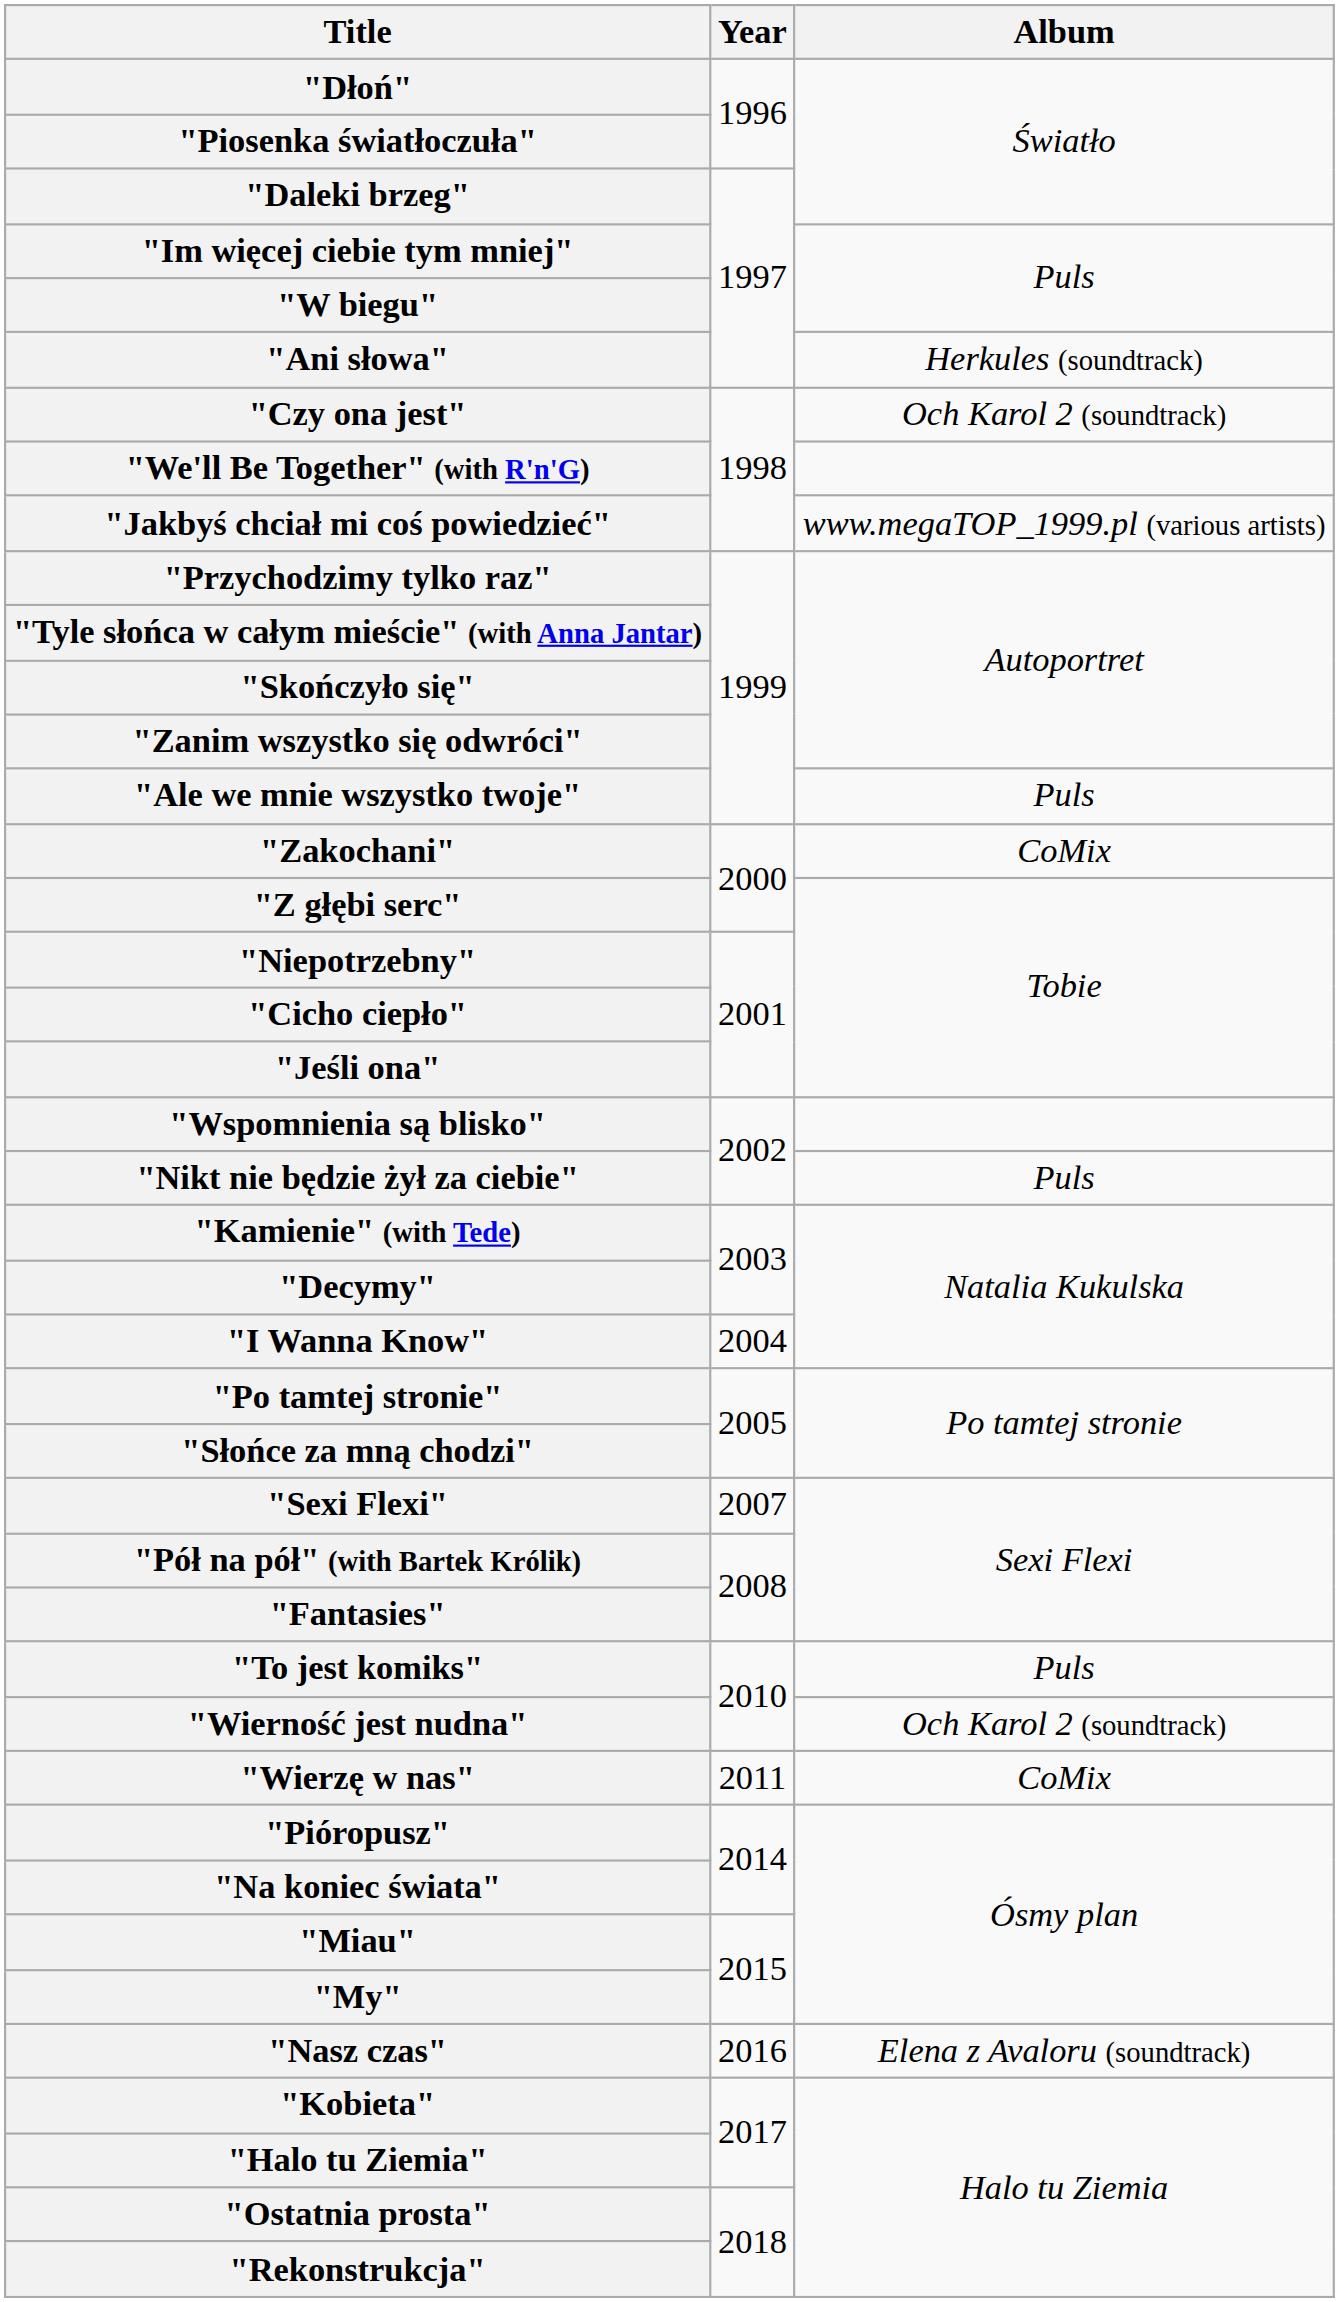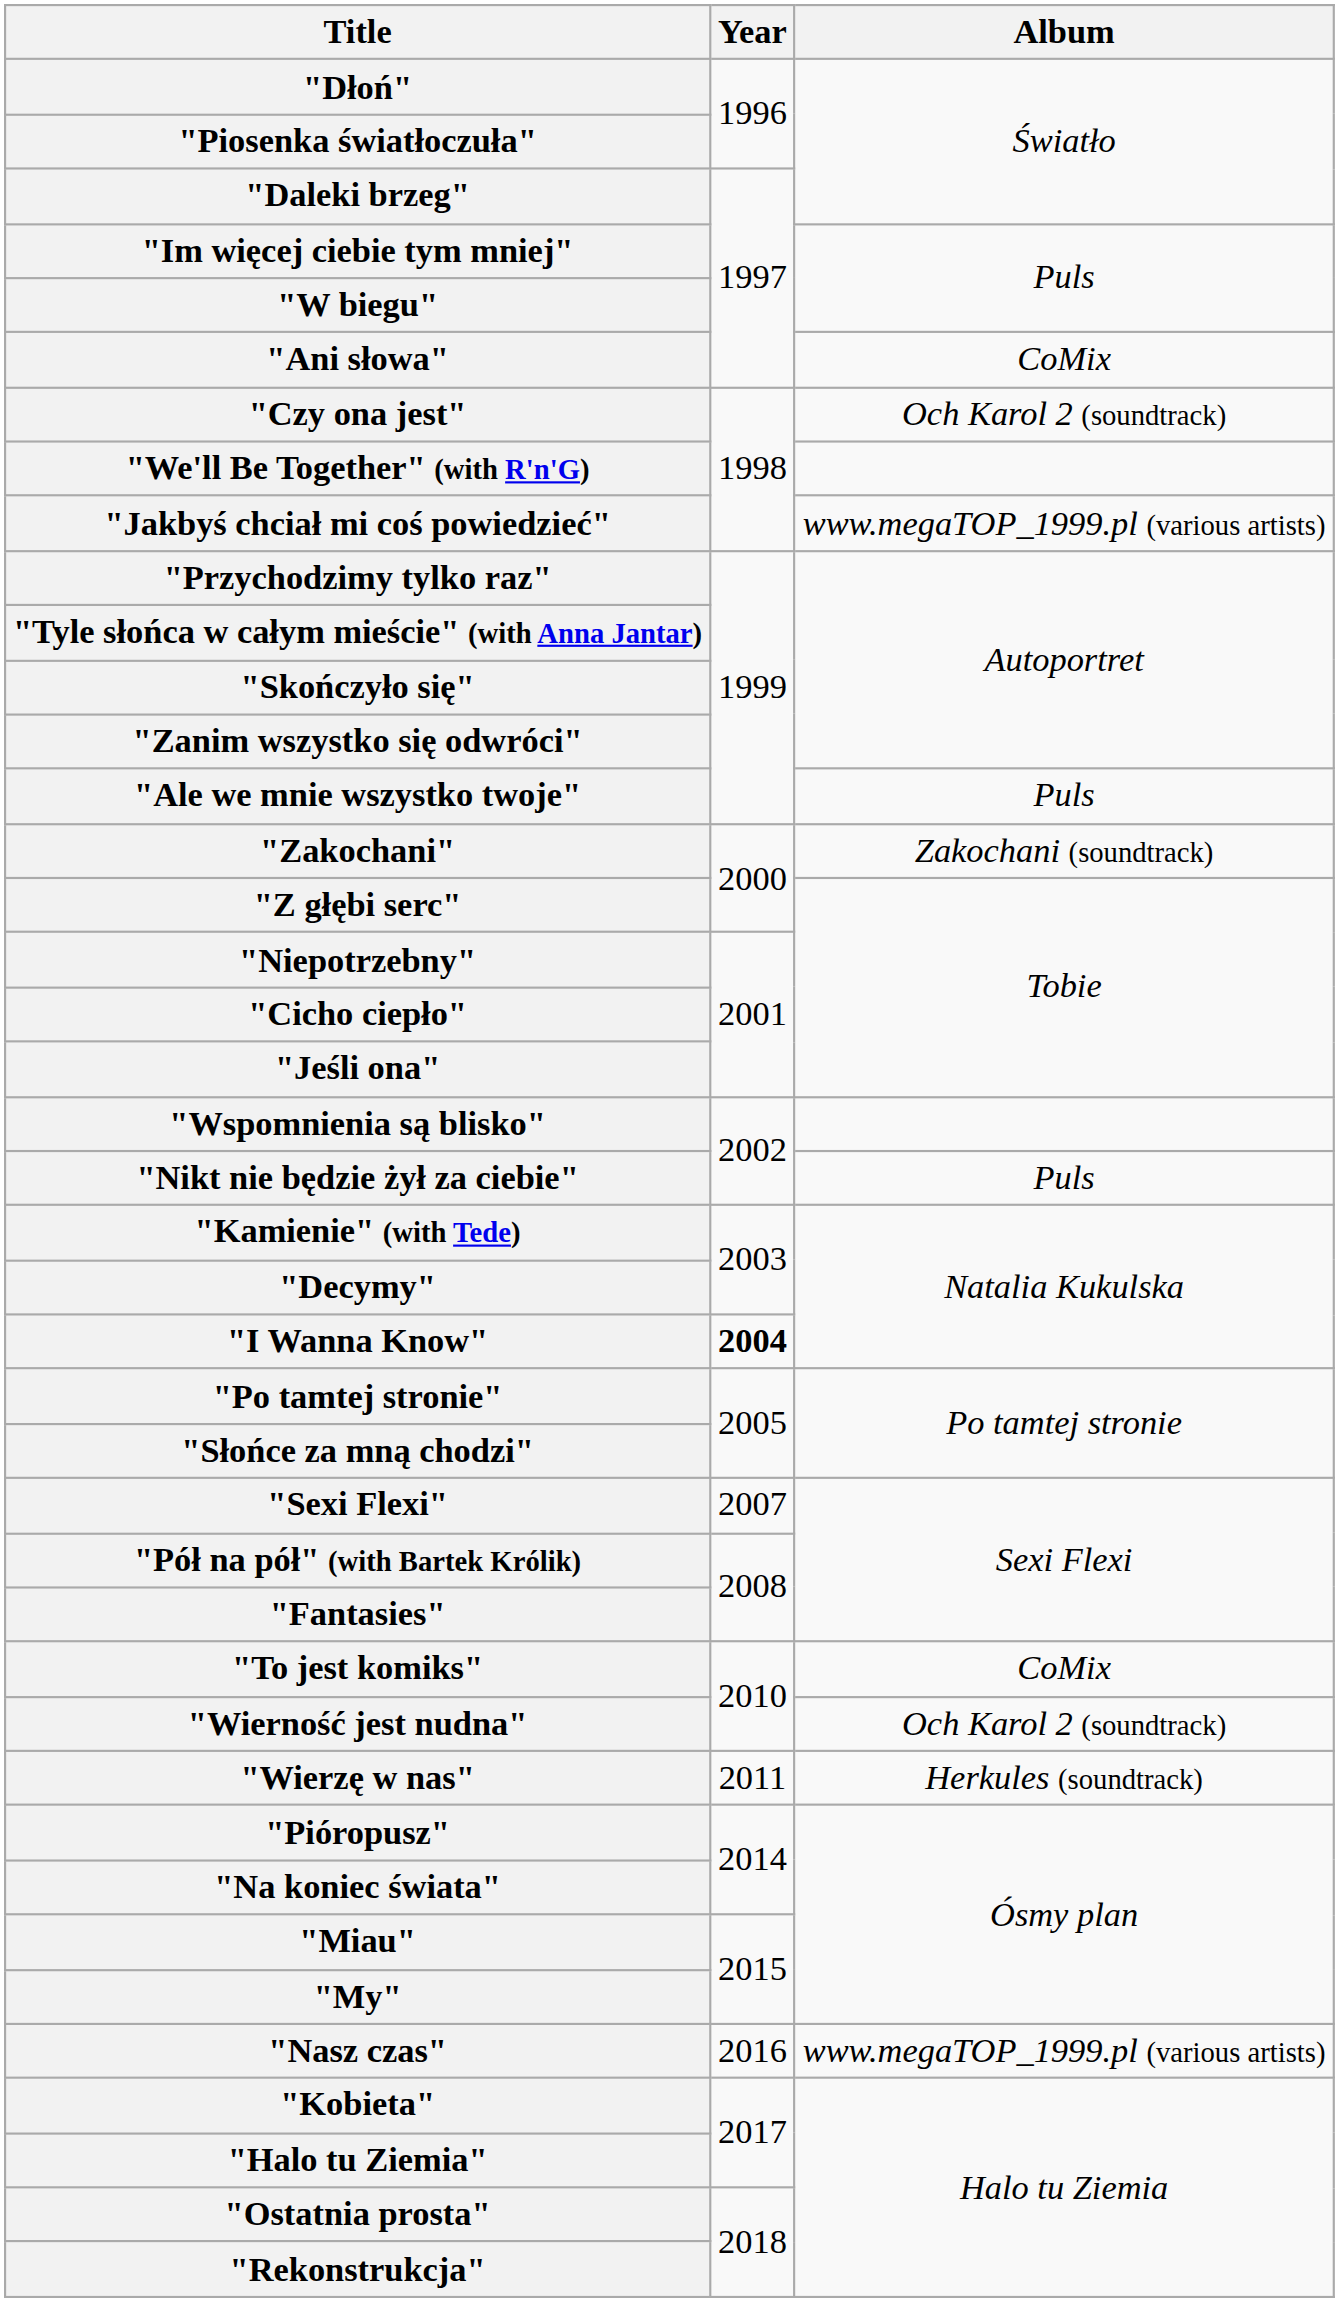(1064, 359) Herkules (soundtrack) -> (1064, 359) CoMix
(1064, 850) CoMix -> (1064, 850) Zakochani (soundtrack)
(752, 1341) normal -> (752, 1341) bold
(1064, 1668) Puls -> (1064, 1668) CoMix
(1064, 1777) CoMix -> (1064, 1777) Herkules (soundtrack)
(1064, 2050) Elena z Avaloru (soundtrack) -> (1064, 2050) www.megaTOP_1999.pl (various artists)
